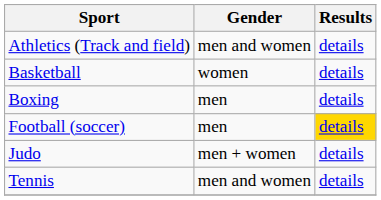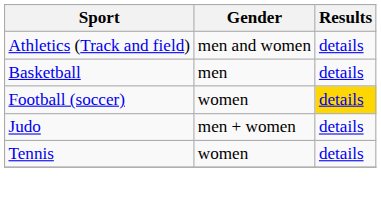(223, 72) women -> (213, 72) men
- row: (34, 99)
(213, 126) men -> (223, 99) women
(254, 180) men and women -> (223, 153) women
